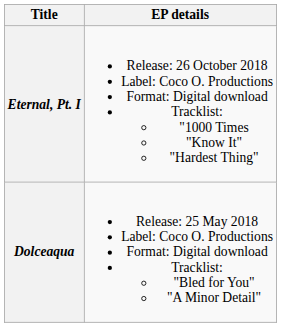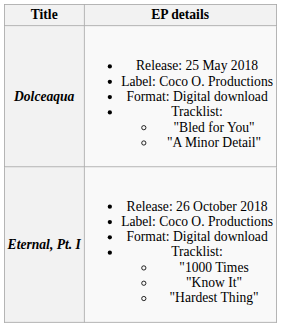rows swapped: (44, 252) <-> (44, 104)
